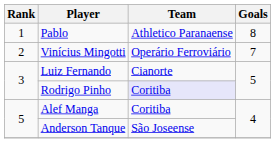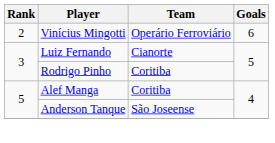- row: (54, 33)
(253, 52) 7 -> (251, 33) 6
(151, 90) lavender background -> (151, 71) no background
